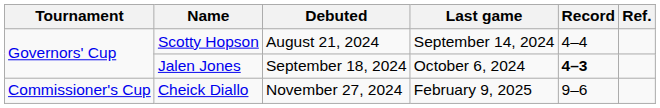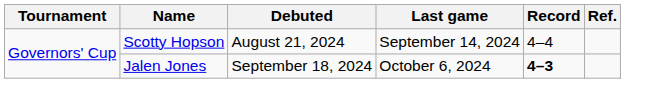- row: (203, 90)
